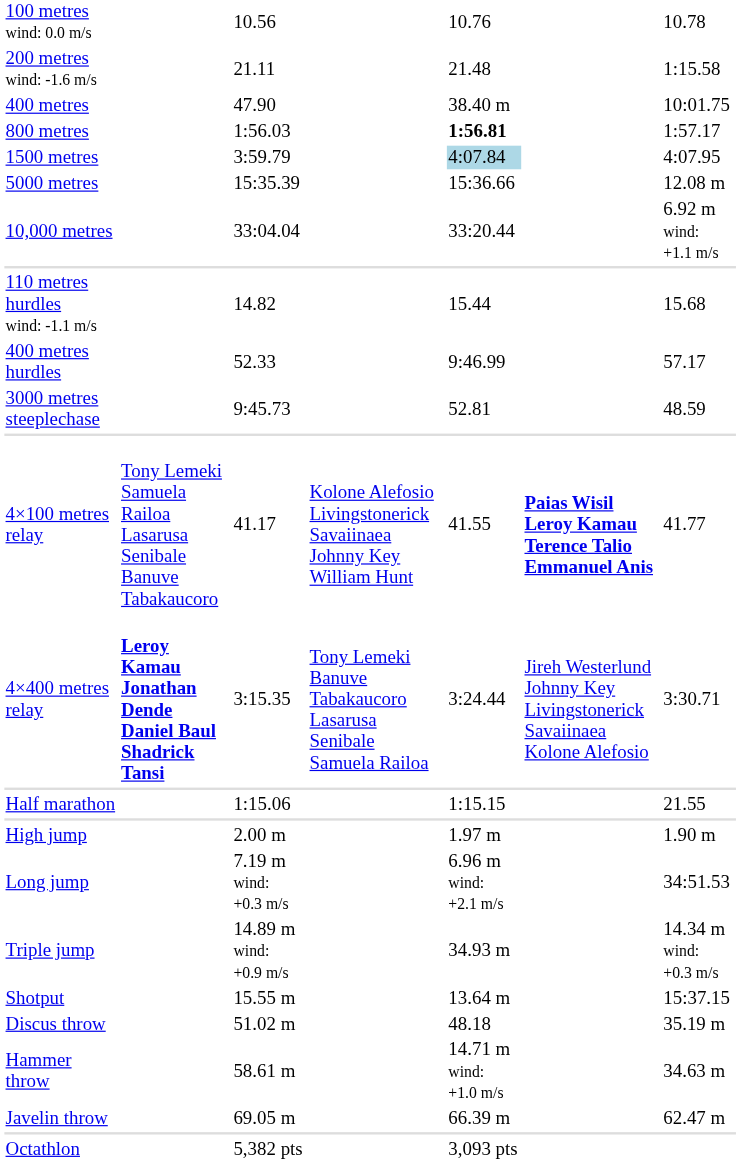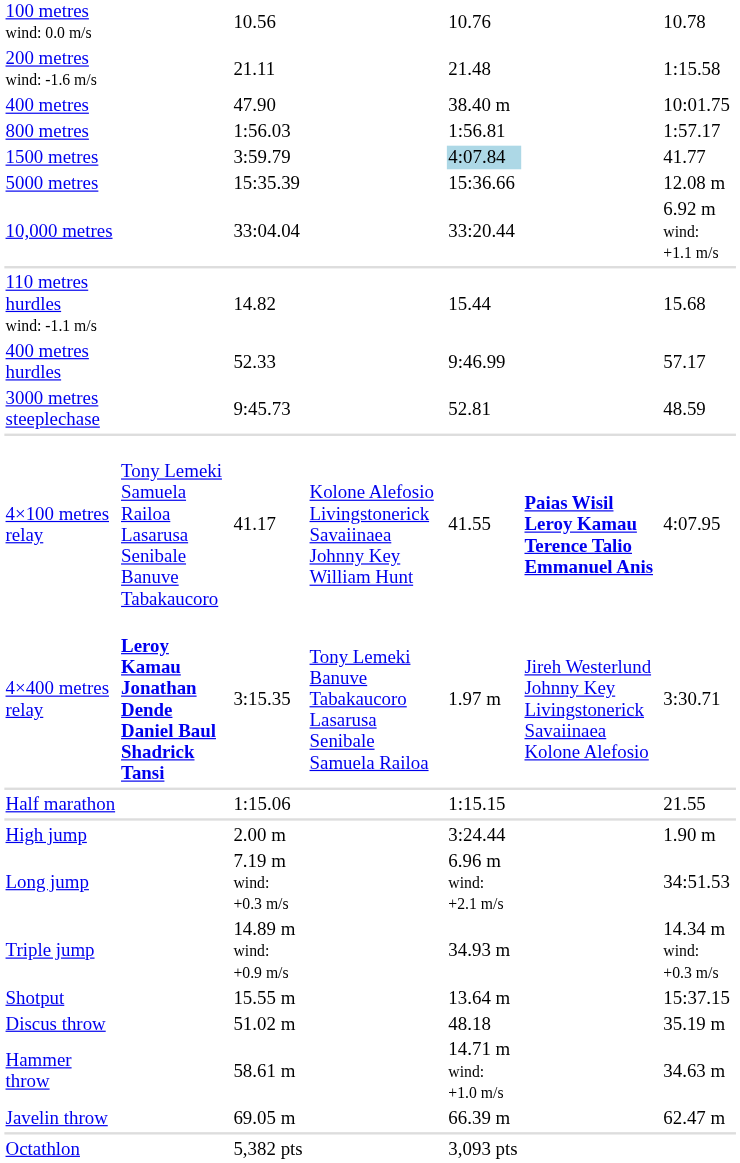(477, 131) bold -> (477, 131) normal
(692, 157) 4:07.95 -> (685, 157) 41.77
(685, 524) 41.77 -> (692, 524) 4:07.95
(477, 699) 3:24.44 -> (475, 699) 1.97 m
(475, 834) 1.97 m -> (477, 834) 3:24.44
